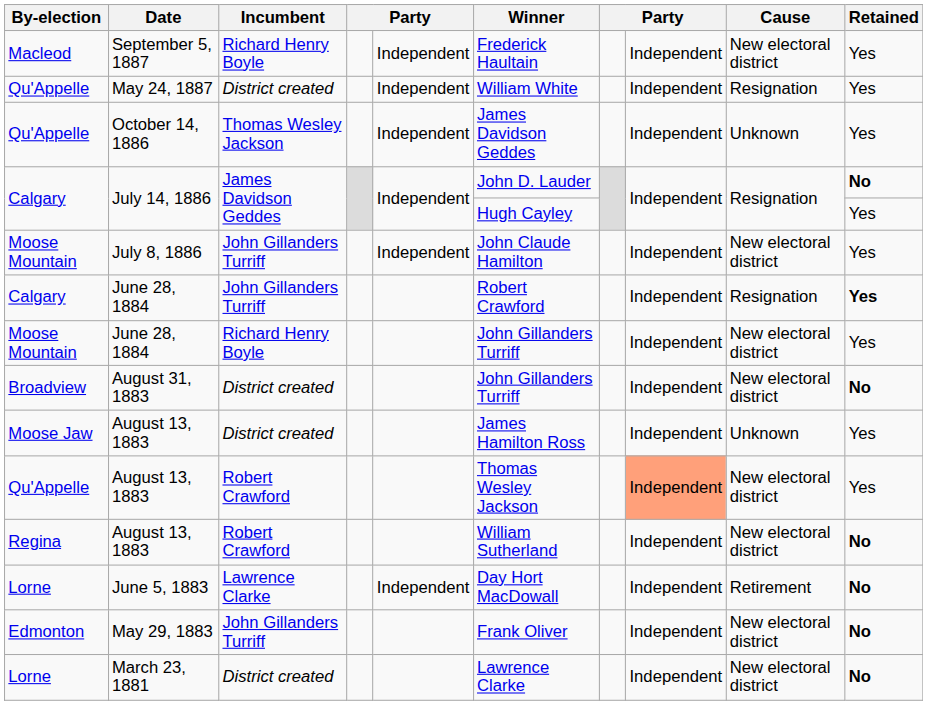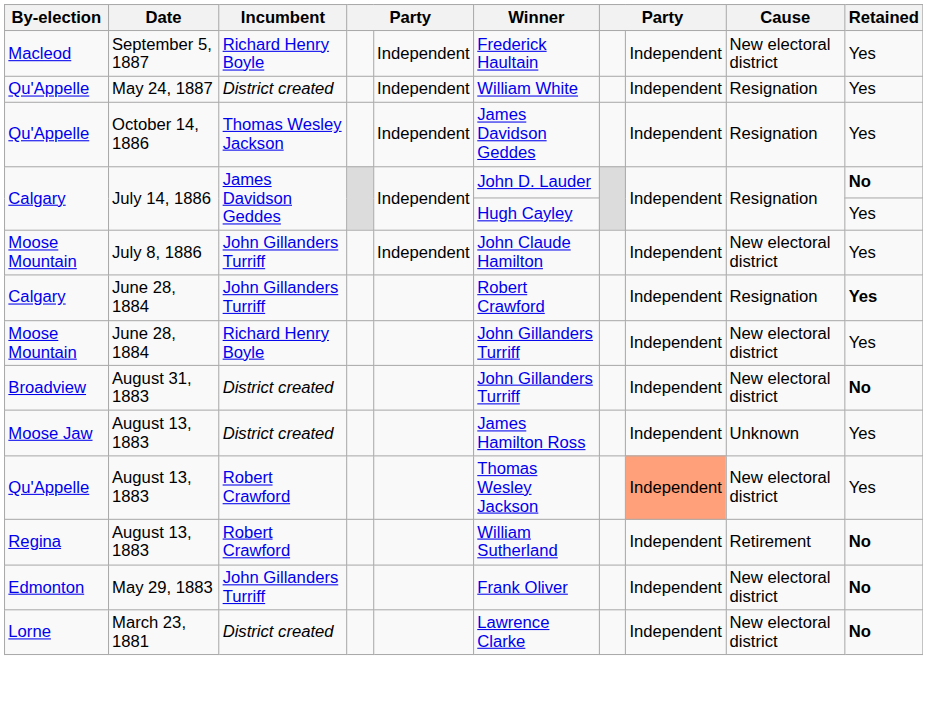(764, 134) Unknown -> (774, 134) Resignation
(780, 541) New electoral district -> (770, 541) Retirement
- row: (30, 587)
